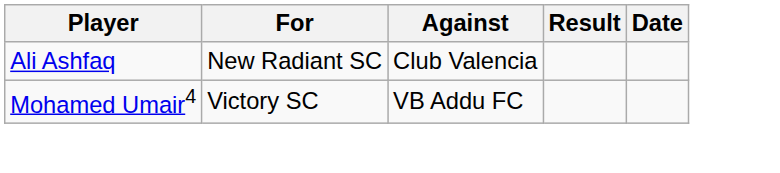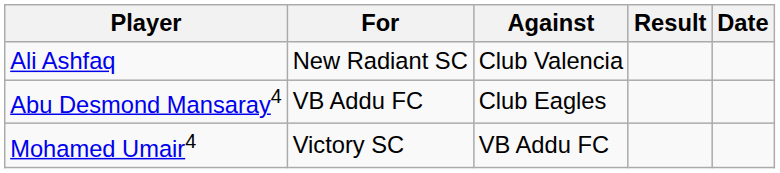+ row: (146, 101)
